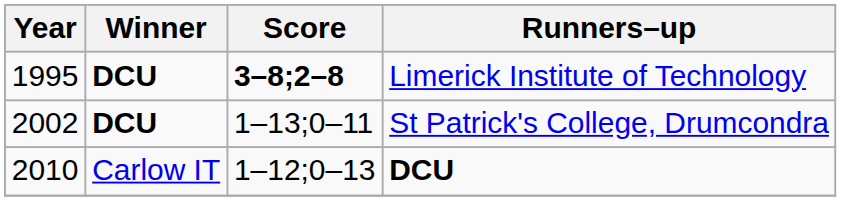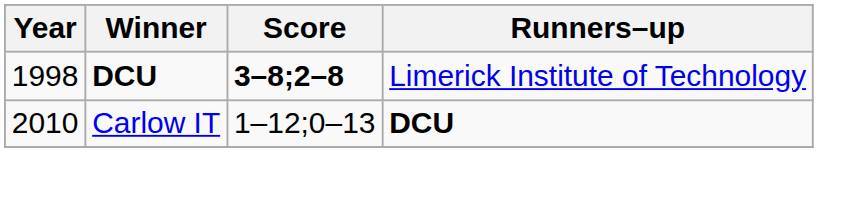(45, 75) 1995 -> (45, 75) 1998
- row: (609, 123)
